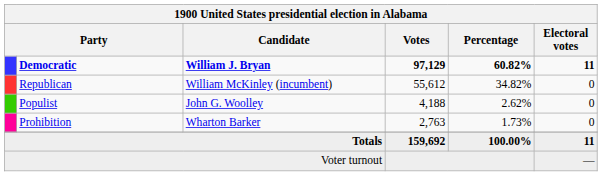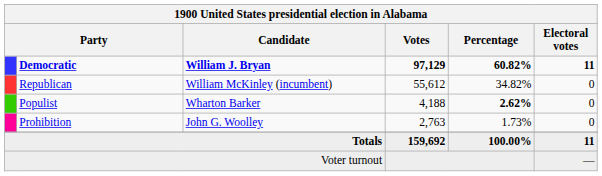(224, 104) John G. Woolley -> (223, 104) Wharton Barker
(517, 104) normal -> (516, 104) bold
(223, 123) Wharton Barker -> (224, 123) John G. Woolley
